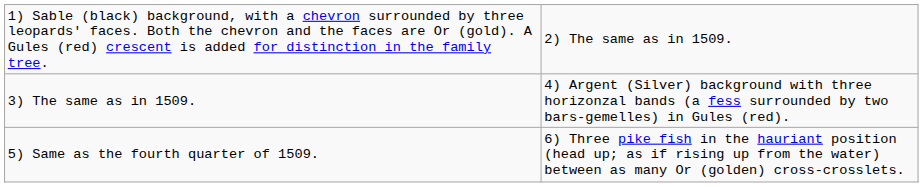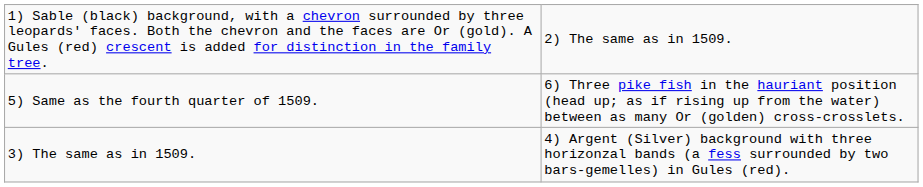rows swapped: (102, 101) <-> (163, 155)
